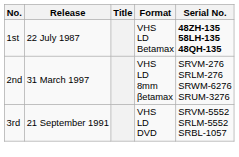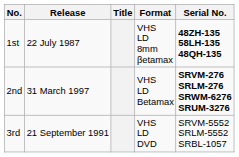(155, 38) VHS LD Betamax -> (155, 43) VHS LD 8mm βetamax
(155, 80) VHS LD 8mm βetamax -> (155, 91) VHS LD Betamax
(205, 80) normal -> (205, 91) bold
